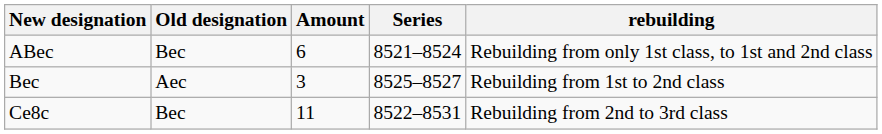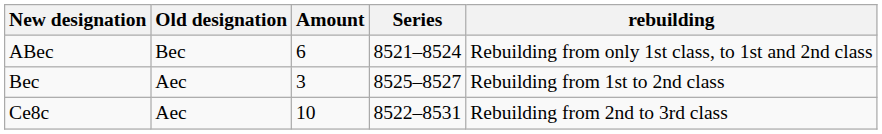(170, 112) Bec -> (171, 112) Aec
(305, 112) 11 -> (306, 112) 10
